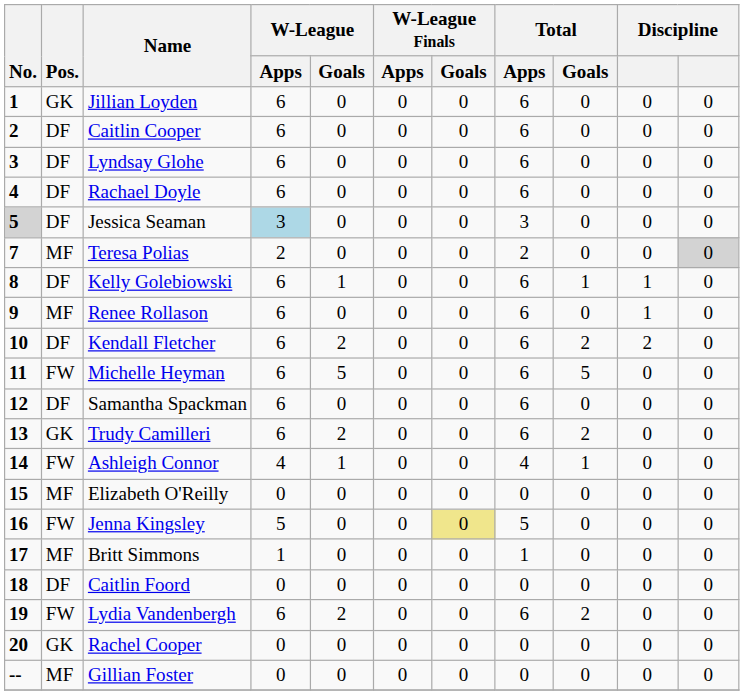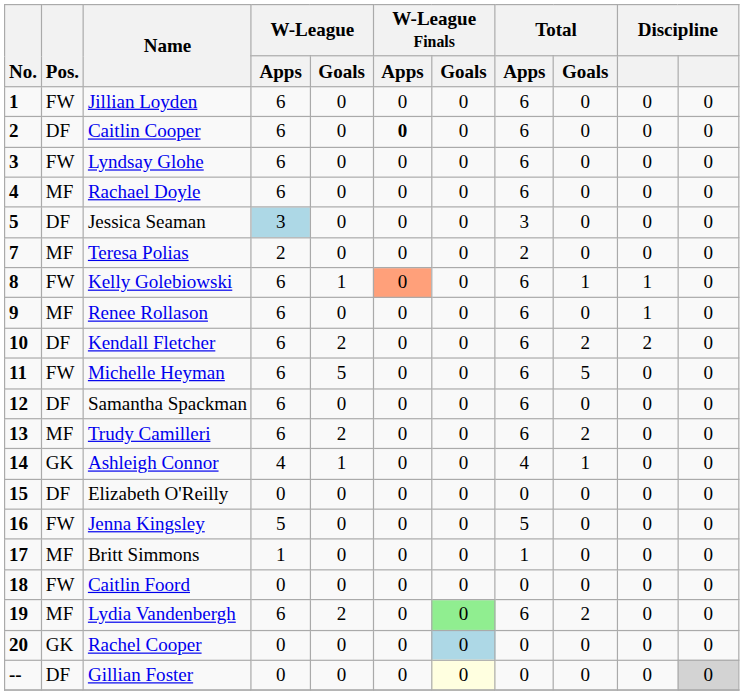(60, 101) GK -> (60, 101) FW
(403, 131) normal -> (403, 131) bold
(58, 161) DF -> (60, 161) FW
(58, 191) DF -> (60, 191) MF
(14, 222) lightgrey background -> (14, 222) no background
(708, 252) lightgrey background -> (708, 252) no background
(58, 282) DF -> (60, 282) FW
(403, 282) no background -> (403, 282) lightsalmon background
(60, 433) GK -> (60, 433) MF
(60, 463) FW -> (60, 463) GK
(60, 493) MF -> (58, 493) DF
(463, 524) khaki background -> (463, 524) no background
(58, 584) DF -> (60, 584) FW
(60, 614) FW -> (60, 614) MF
(463, 614) no background -> (463, 614) lightgreen background
(463, 644) no background -> (463, 644) lightblue background
(60, 675) MF -> (58, 675) DF
(463, 675) no background -> (463, 675) lightyellow background
(708, 675) no background -> (708, 675) lightgrey background
